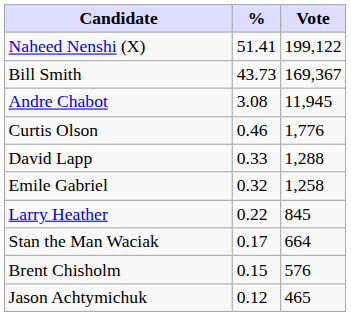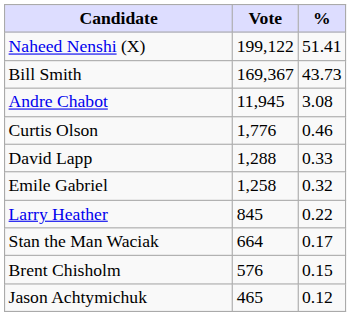columns swapped: (313, 18) <-> (257, 18)
